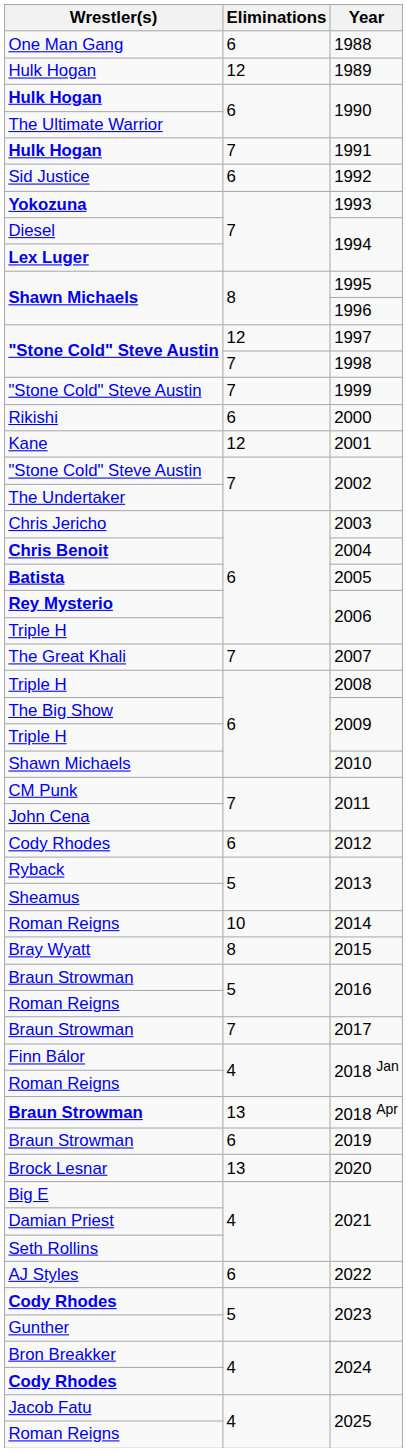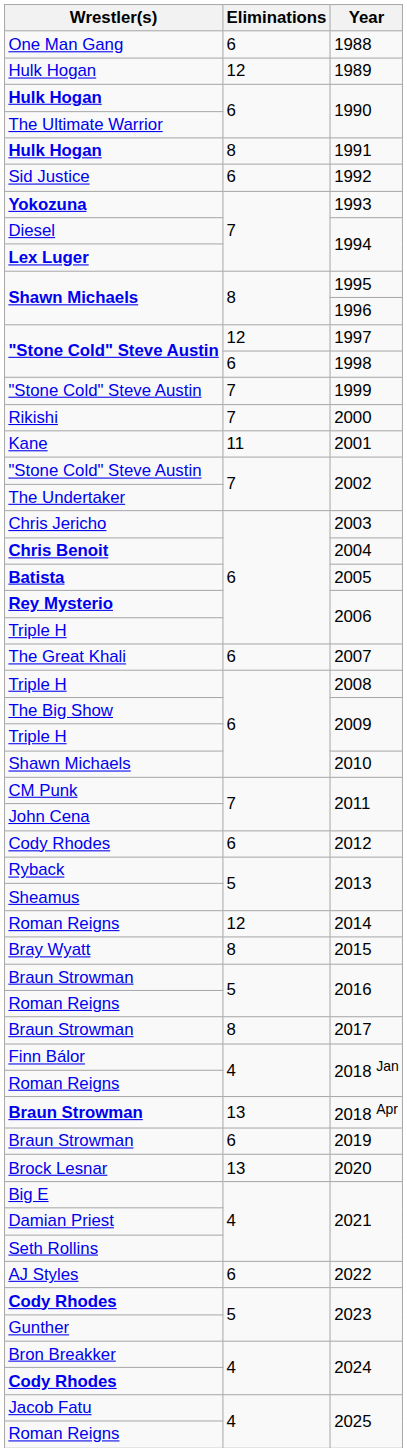(231, 151) 7 -> (231, 151) 8
(231, 364) 7 -> (231, 364) 6
(231, 417) 6 -> (231, 417) 7
(236, 444) 12 -> (235, 444) 11
(231, 657) 7 -> (231, 657) 6
(236, 923) 10 -> (236, 923) 12
(231, 1030) 7 -> (231, 1030) 8
